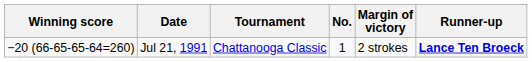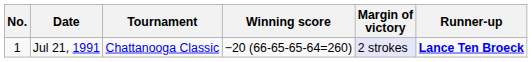columns swapped: (342, 21) <-> (71, 21)
(383, 48) no background -> (383, 48) lavender background
